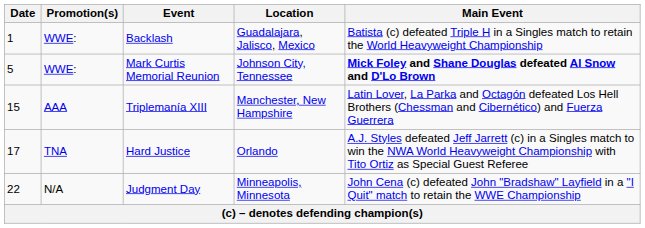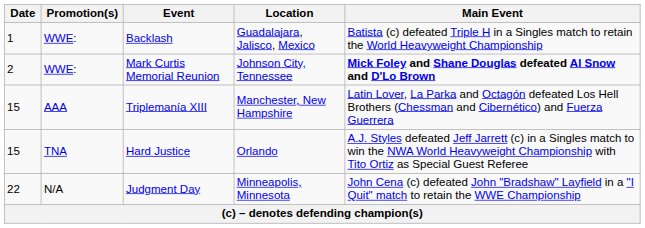(10, 69) 5 -> (10, 69) 2
(13, 151) 17 -> (13, 151) 15
